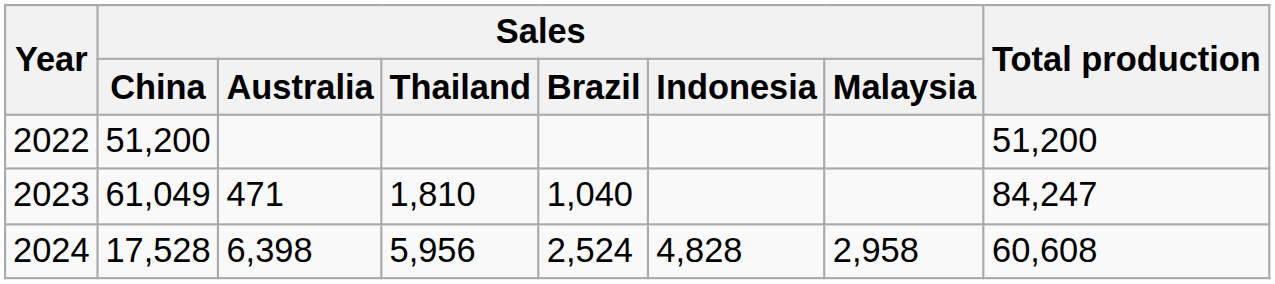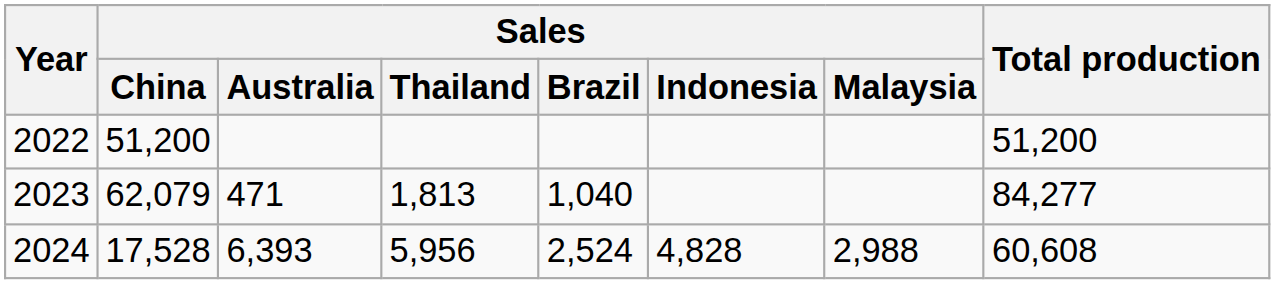(158, 195) 61,049 -> (158, 195) 62,079
(433, 195) 1,810 -> (433, 195) 1,813
(1045, 195) 84,247 -> (1045, 195) 84,277
(270, 250) 6,398 -> (270, 250) 6,393
(876, 250) 2,958 -> (876, 250) 2,988
